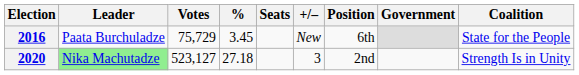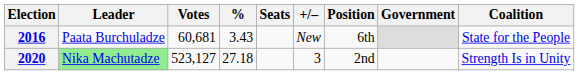(197, 37) 75,729 -> (197, 37) 60,681
(241, 37) 3.45 -> (241, 37) 3.43
